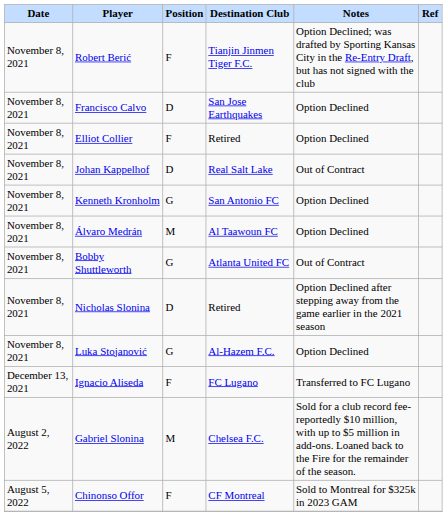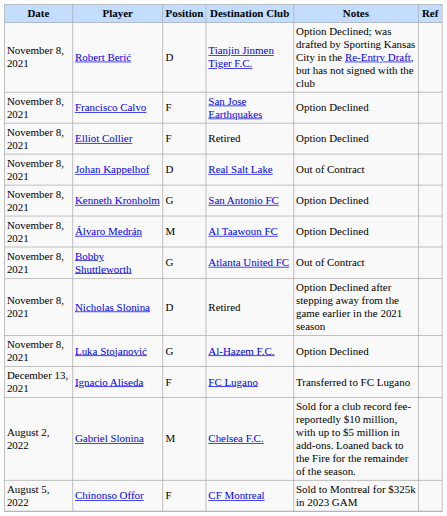(169, 57) F -> (170, 57) D
(170, 108) D -> (169, 108) F
